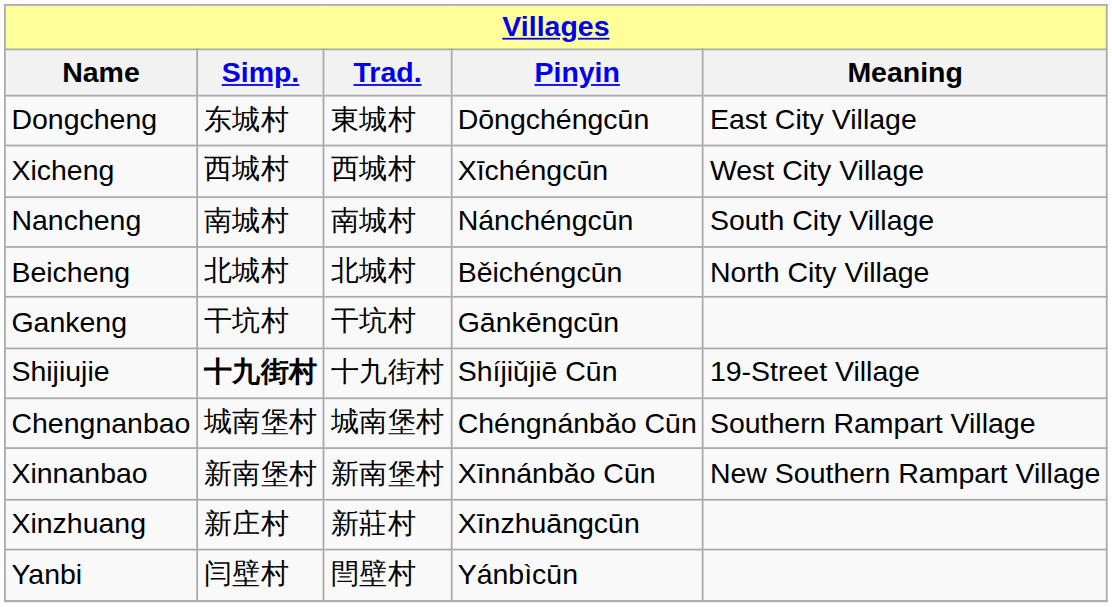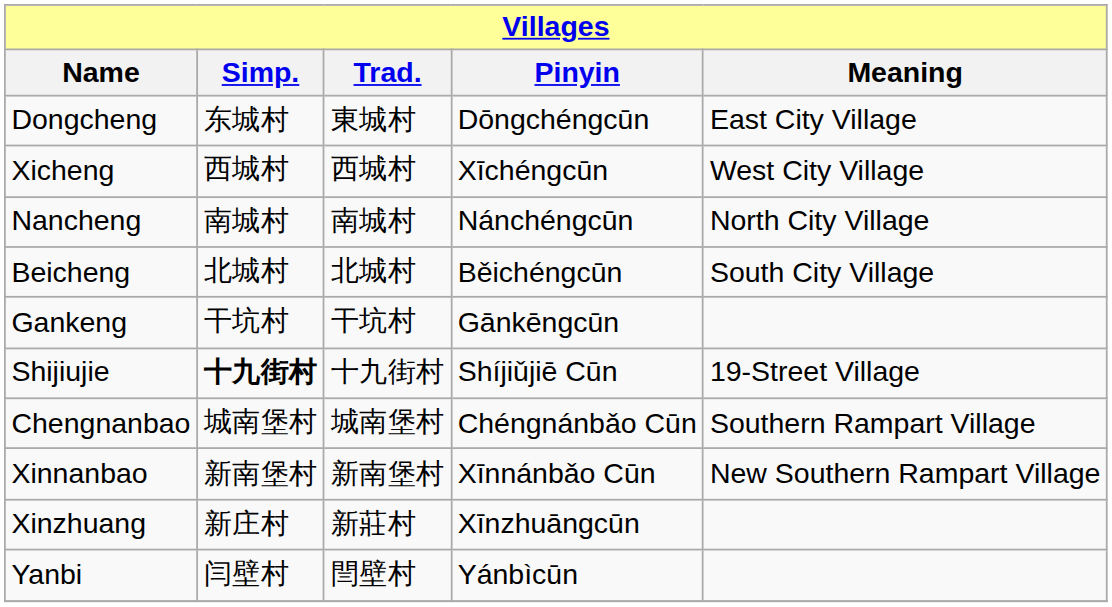(822, 221) South City Village -> (820, 221) North City Village
(820, 271) North City Village -> (822, 271) South City Village
